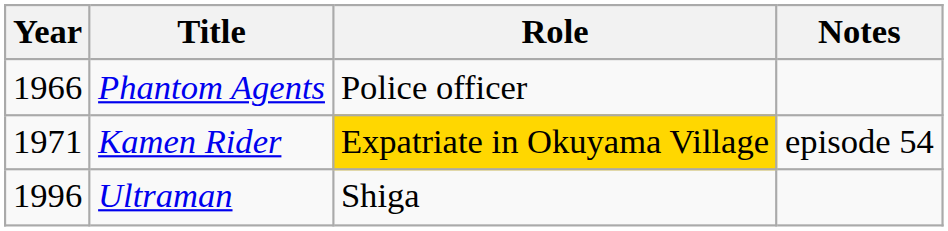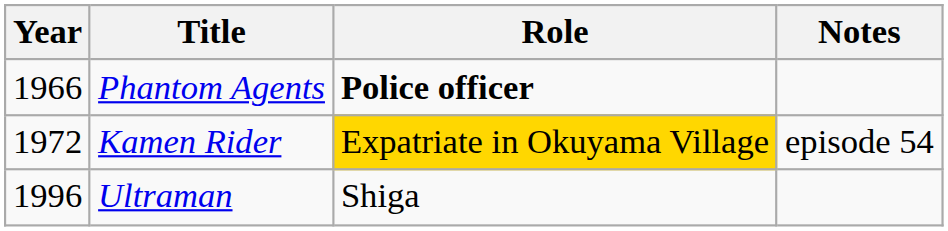(434, 86) normal -> (437, 86) bold
(48, 141) 1971 -> (48, 141) 1972
